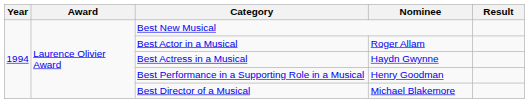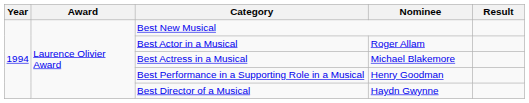(405, 59) Haydn Gwynne -> (413, 59) Michael Blakemore
(413, 91) Michael Blakemore -> (405, 91) Haydn Gwynne
